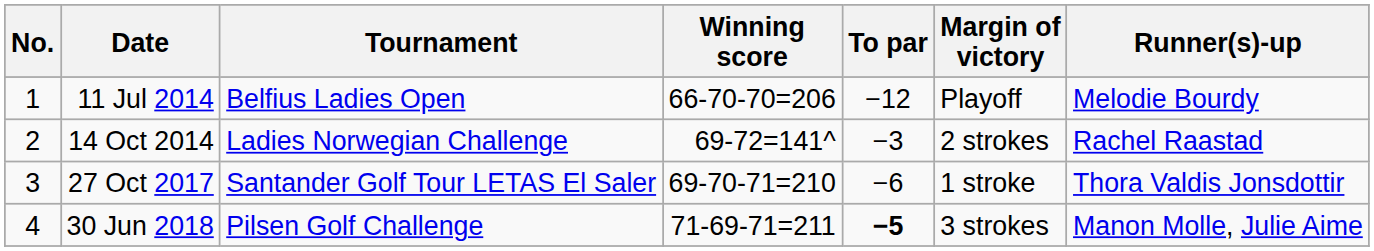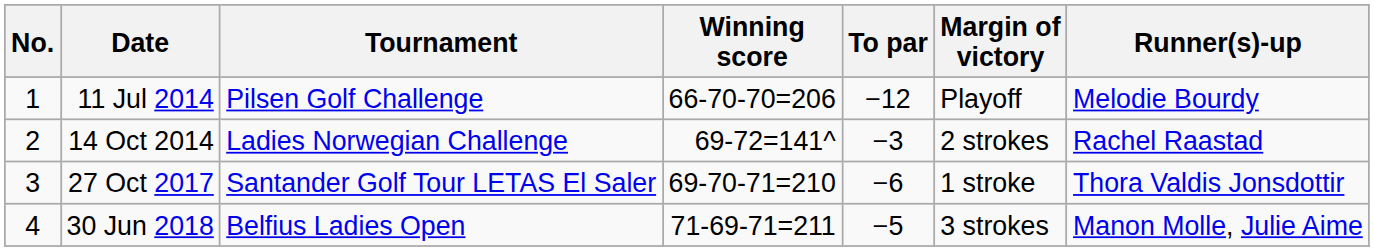(346, 99) Belfius Ladies Open -> (355, 99) Pilsen Golf Challenge
(355, 226) Pilsen Golf Challenge -> (346, 226) Belfius Ladies Open
(888, 226) bold -> (888, 226) normal
